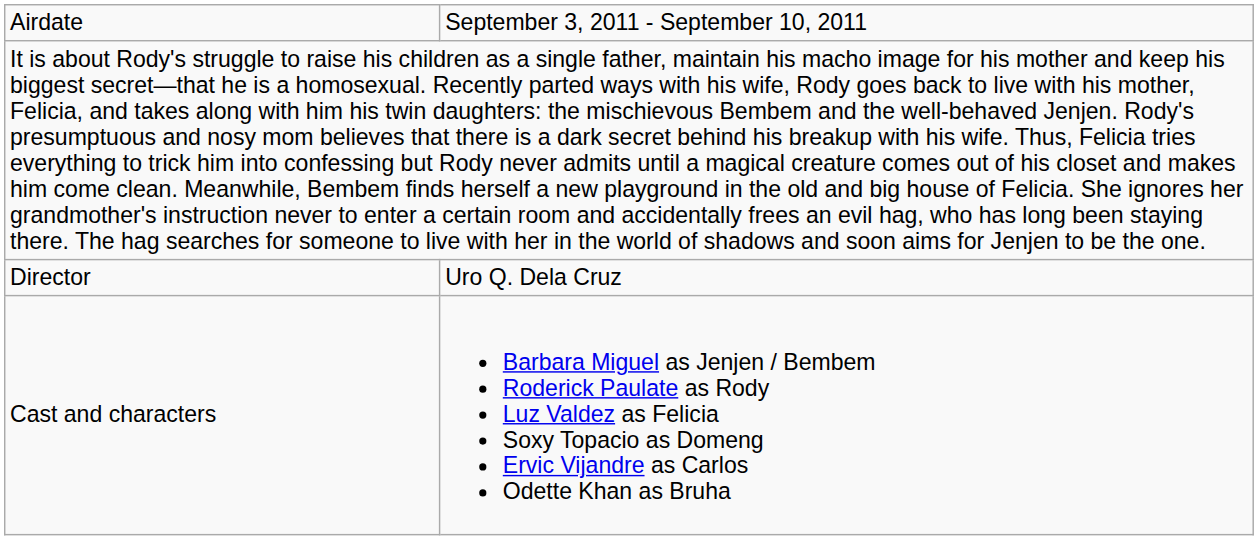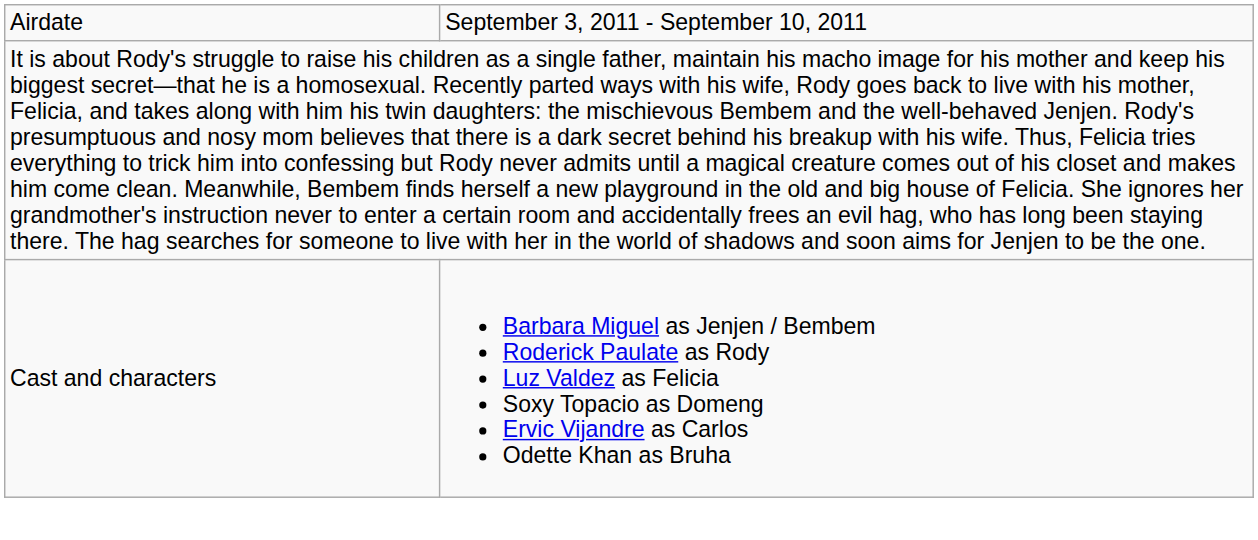- row: (50, 277)
